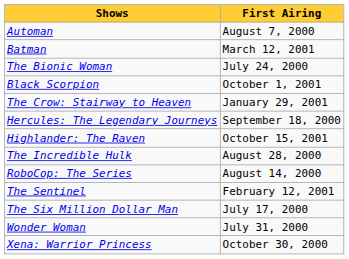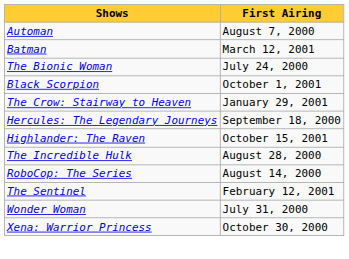- row: (92, 209)
